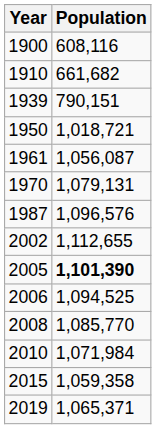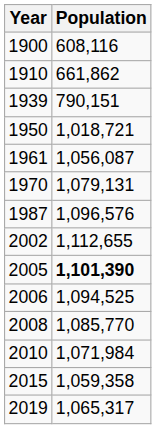(88, 74) 661,682 -> (88, 74) 661,862
(95, 409) 1,065,371 -> (95, 409) 1,065,317
